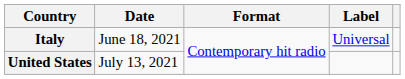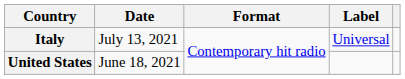(140, 39) June 18, 2021 -> (138, 39) July 13, 2021
(138, 62) July 13, 2021 -> (140, 62) June 18, 2021
